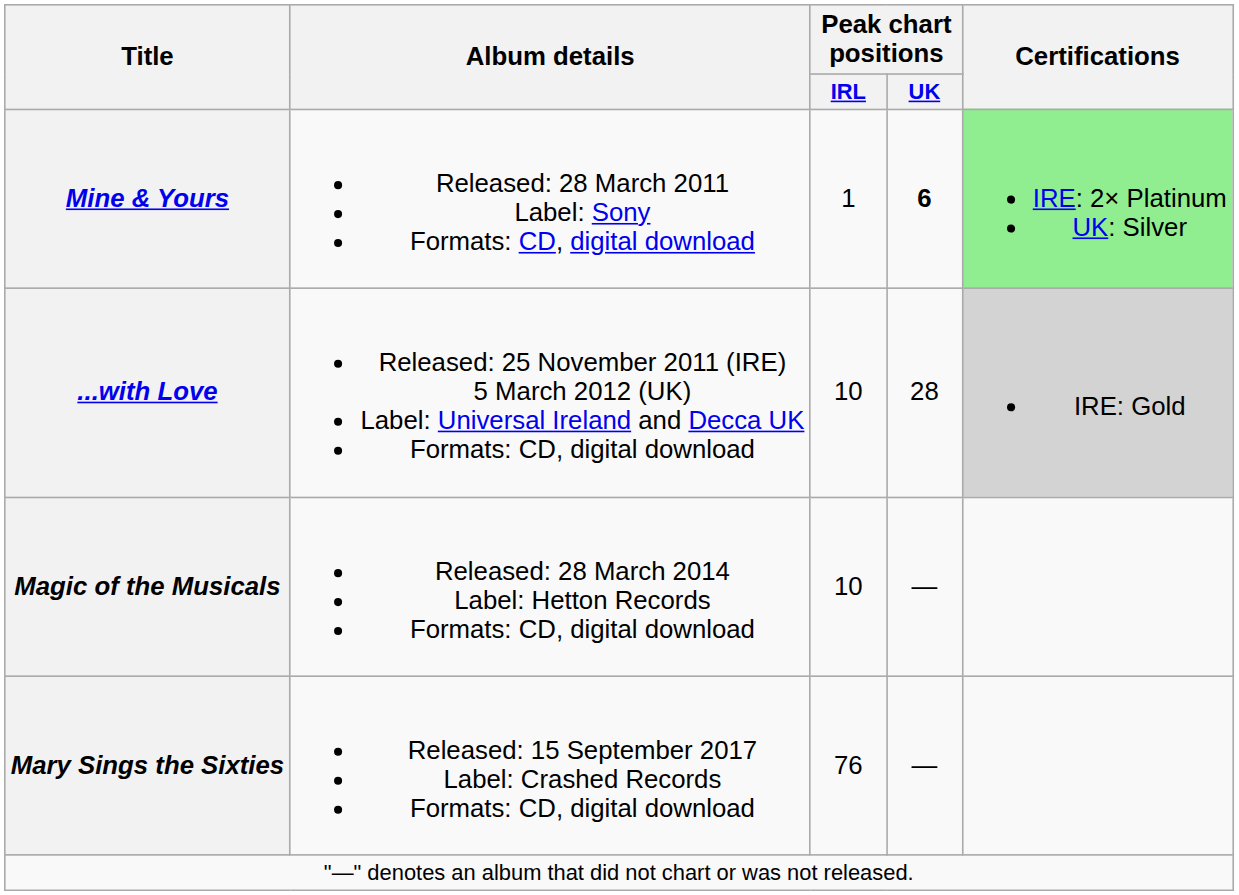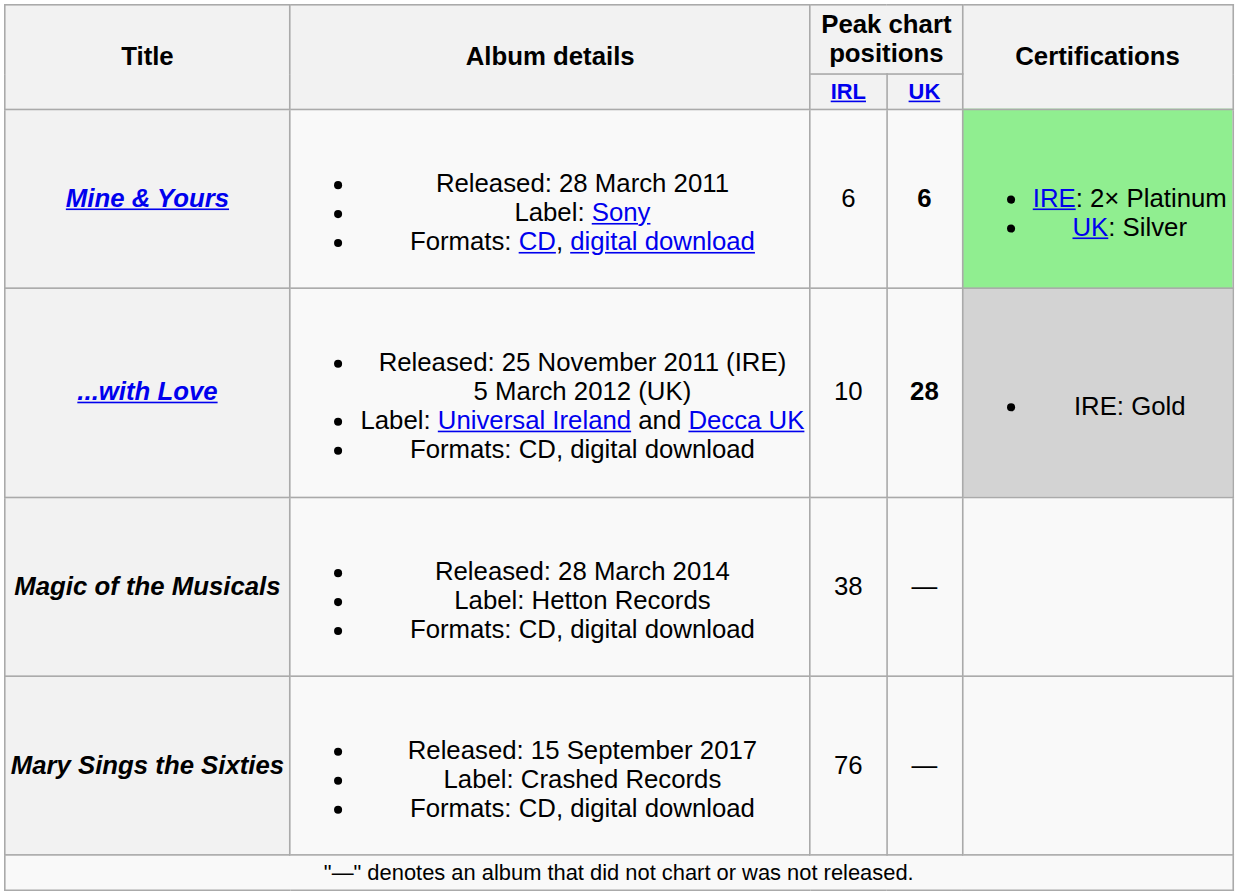(848, 198) 1 -> (848, 198) 6
(924, 392) normal -> (924, 392) bold
(848, 586) 10 -> (848, 586) 38
